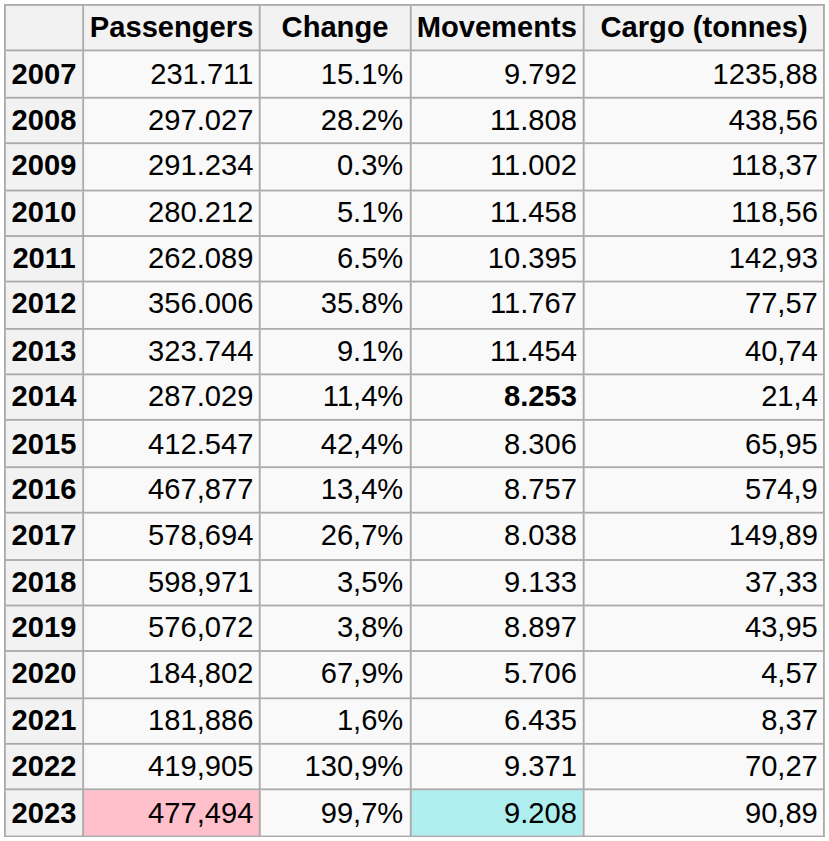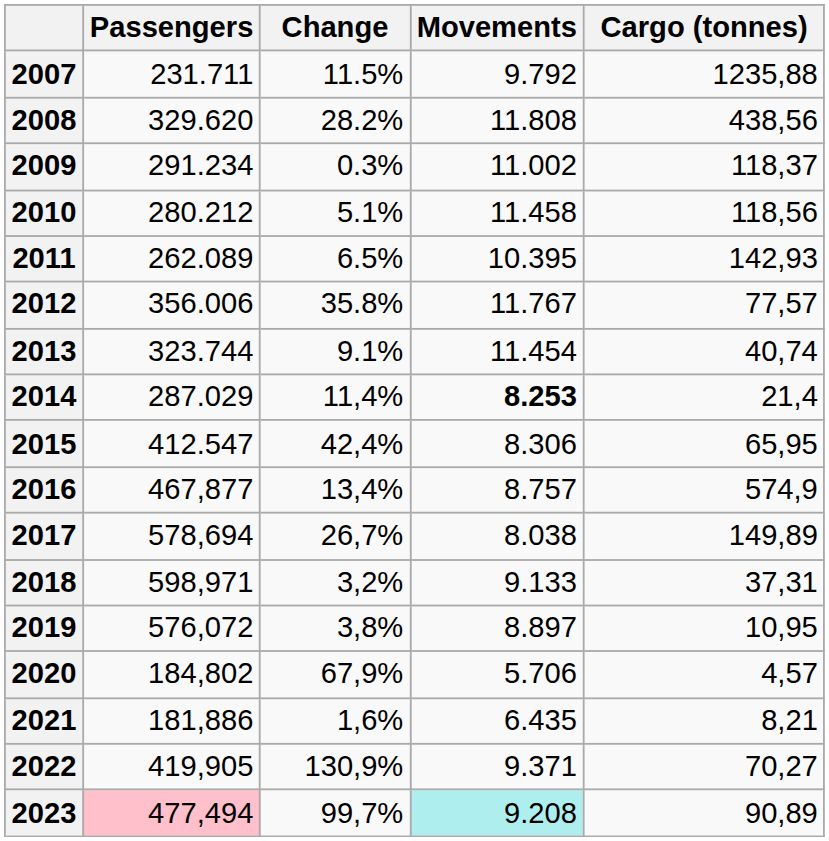(362, 73) 15.1% -> (363, 73) 11.5%
(201, 119) 297.027 -> (201, 119) 329.620
(370, 581) 3,5% -> (370, 581) 3,2%
(781, 581) 37,33 -> (781, 581) 37,31
(781, 627) 43,95 -> (781, 627) 10,95
(789, 720) 8,37 -> (789, 720) 8,21
